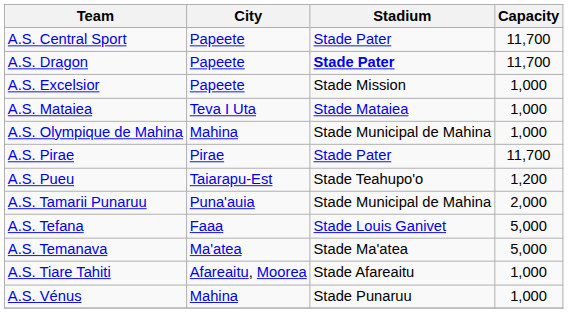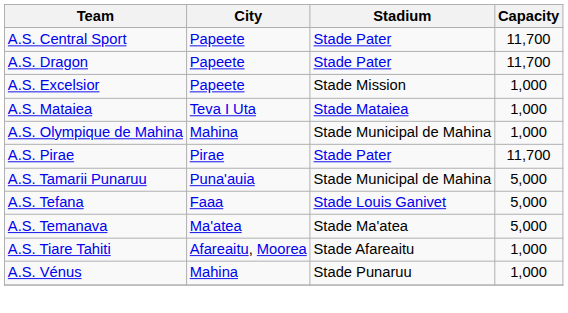(354, 62) bold -> (352, 62) normal
- row: (41, 179)
(529, 202) 2,000 -> (529, 179) 5,000
